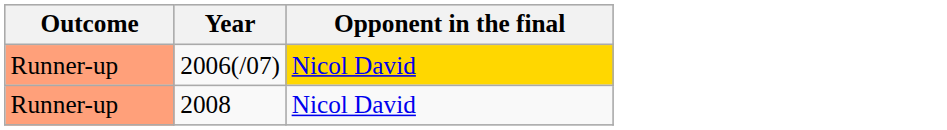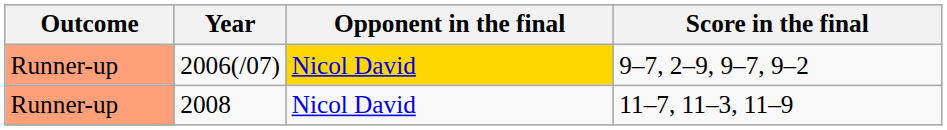+ column: (777, 24)
